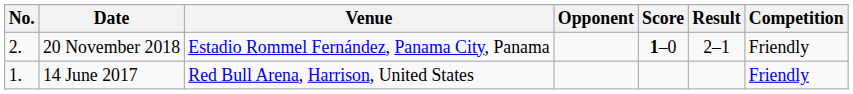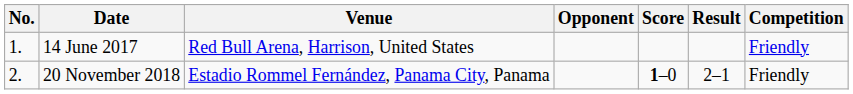rows swapped: (90, 74) <-> (112, 46)
